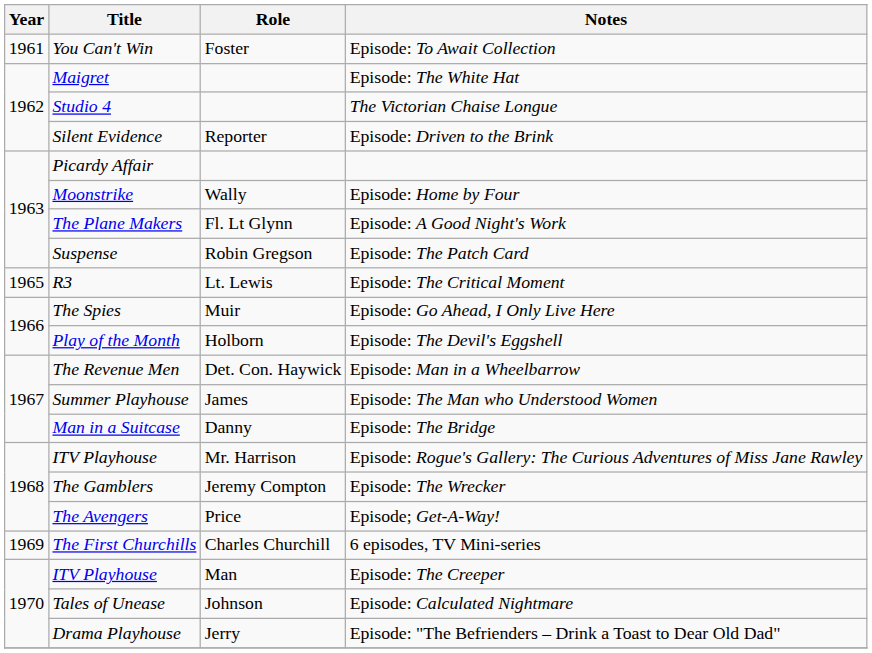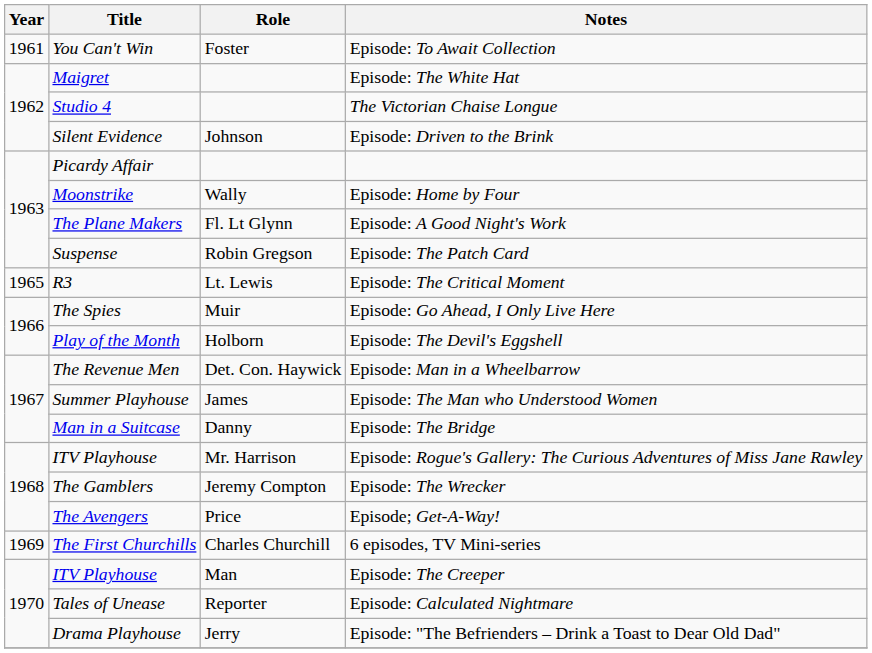(236, 136) Reporter -> (234, 136) Johnson
(234, 603) Johnson -> (236, 603) Reporter
